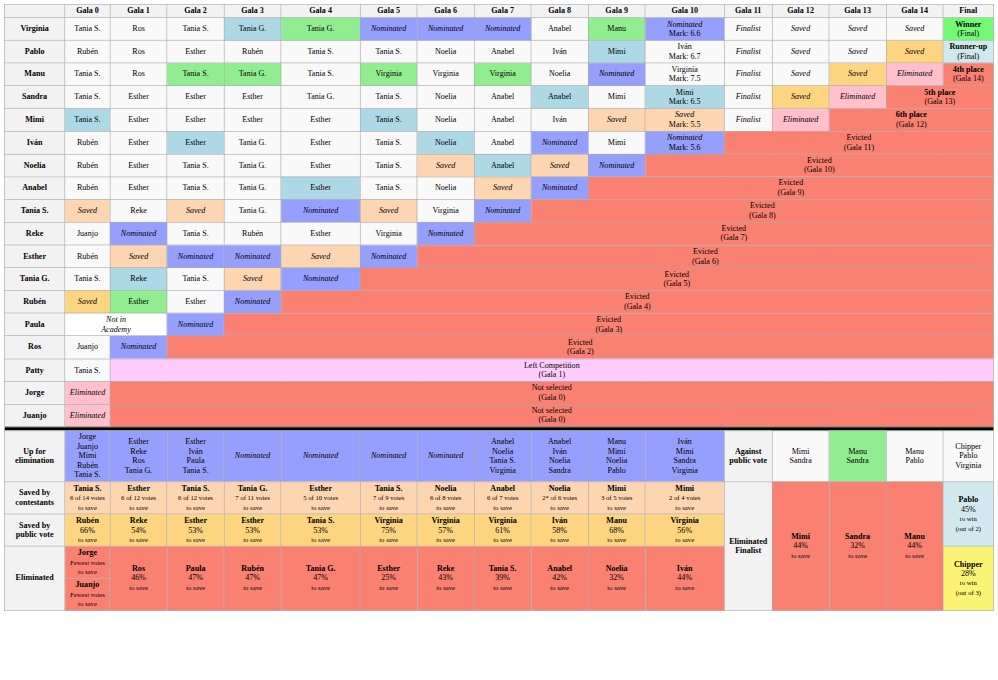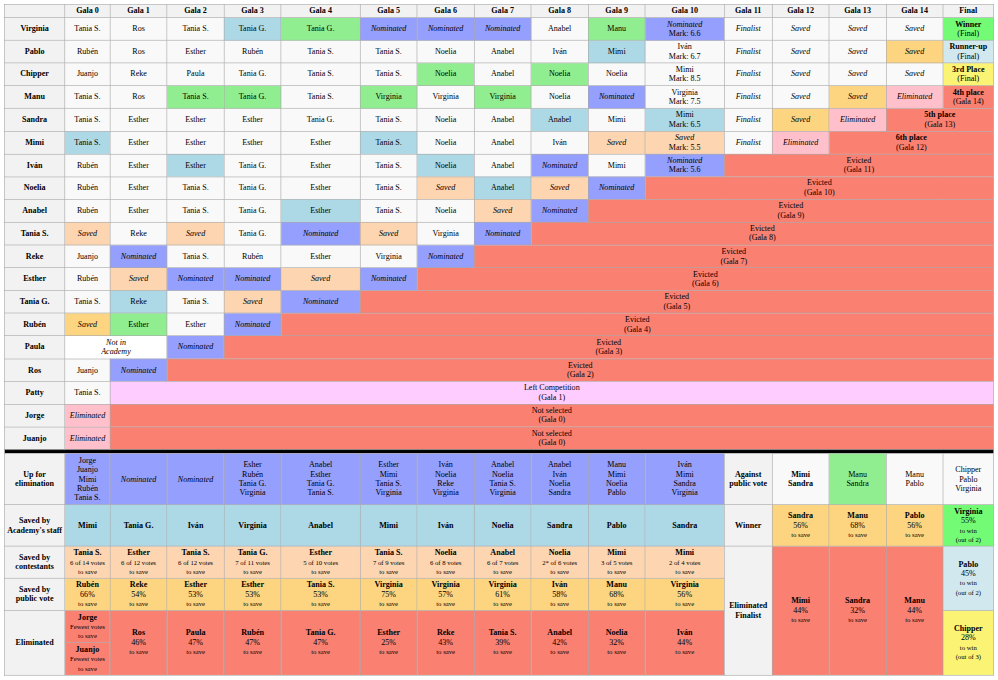+ row: (35, 74)
(139, 456) Esther Reke Ros Tania G. -> (139, 479) Nominated
(196, 456) Esther Iván Paula Tania S. -> (196, 479) Nominated
(253, 456) Nominated -> (253, 479) Esher Rubén Tania G. Virginia
(321, 456) Nominated -> (321, 479) Anabel Esther Tania G. Tania S.
(389, 456) Nominated -> (389, 479) Esther Mimi Tania S. Virginia
(446, 456) Nominated -> (446, 479) Iván Noelia Reke Virginia
(801, 456) normal -> (801, 479) bold
+ row: (35, 525)
